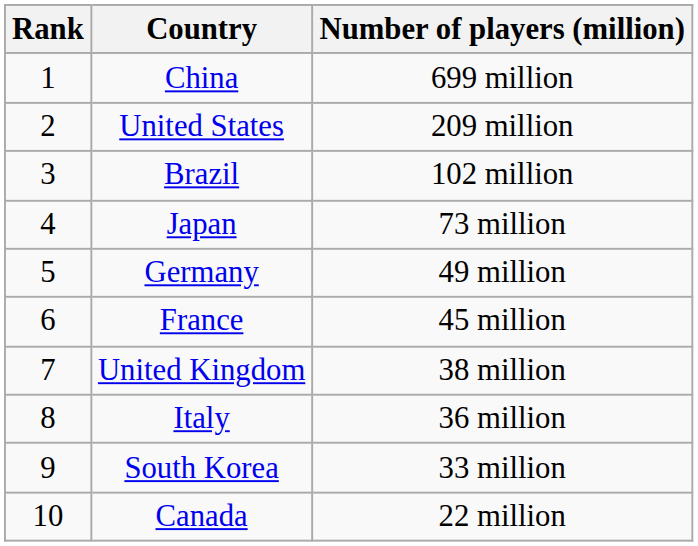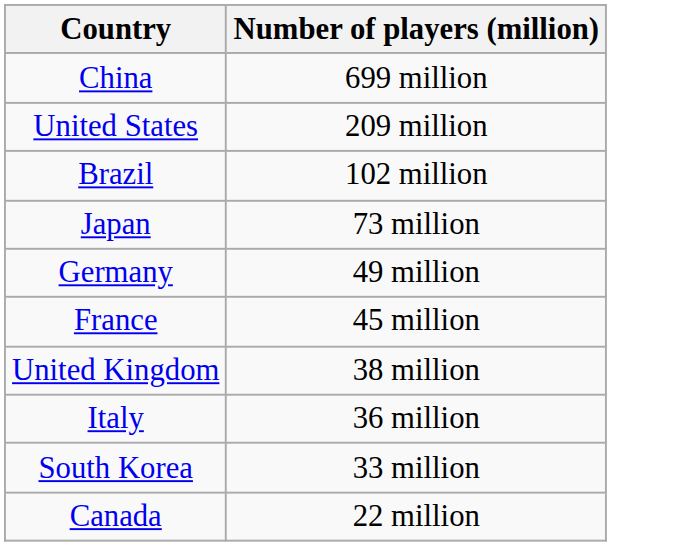- column: (48, 28)
